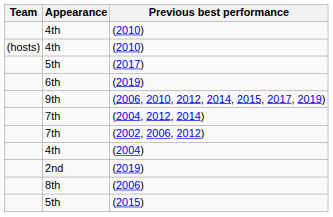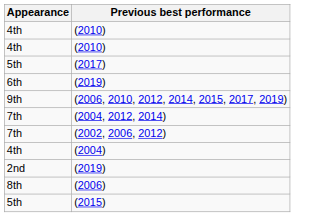- column: (23, 13)
